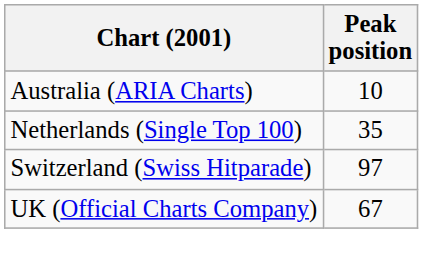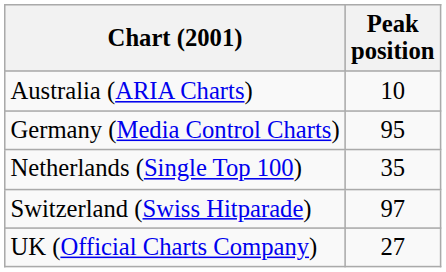+ row: (175, 129)
(370, 208) 67 -> (393, 247) 27
